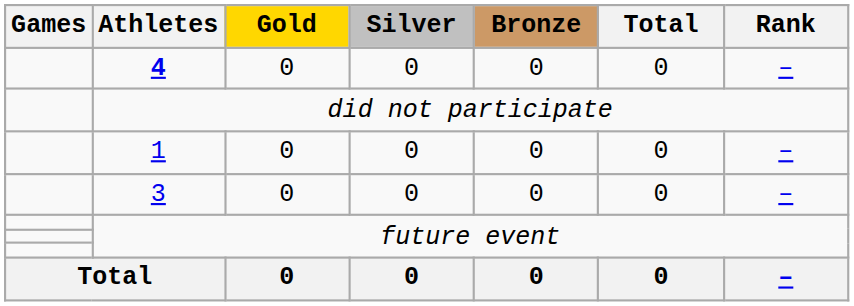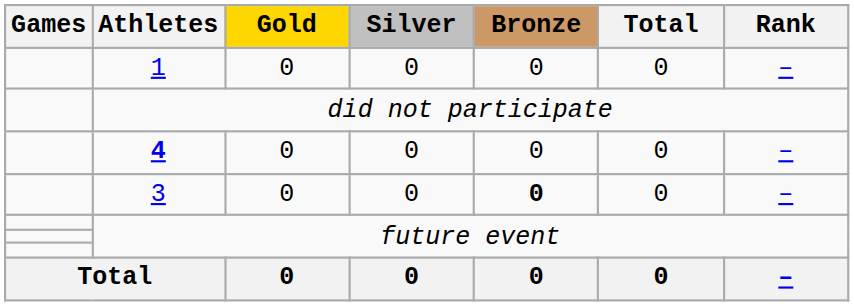rows swapped: (158, 152) <-> (158, 68)
(536, 194) normal -> (536, 194) bold
